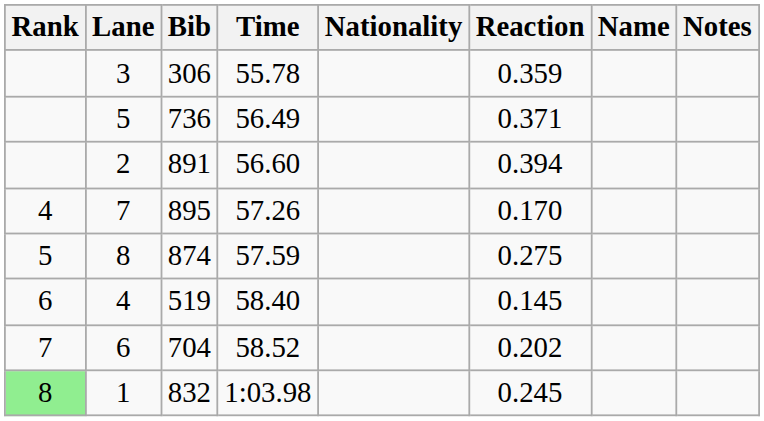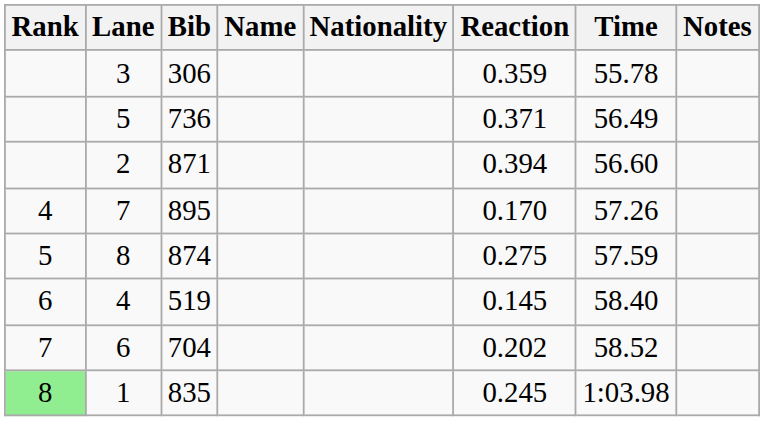columns swapped: (634, 27) <-> (268, 27)
(189, 164) 891 -> (189, 164) 871
(189, 392) 832 -> (189, 392) 835
